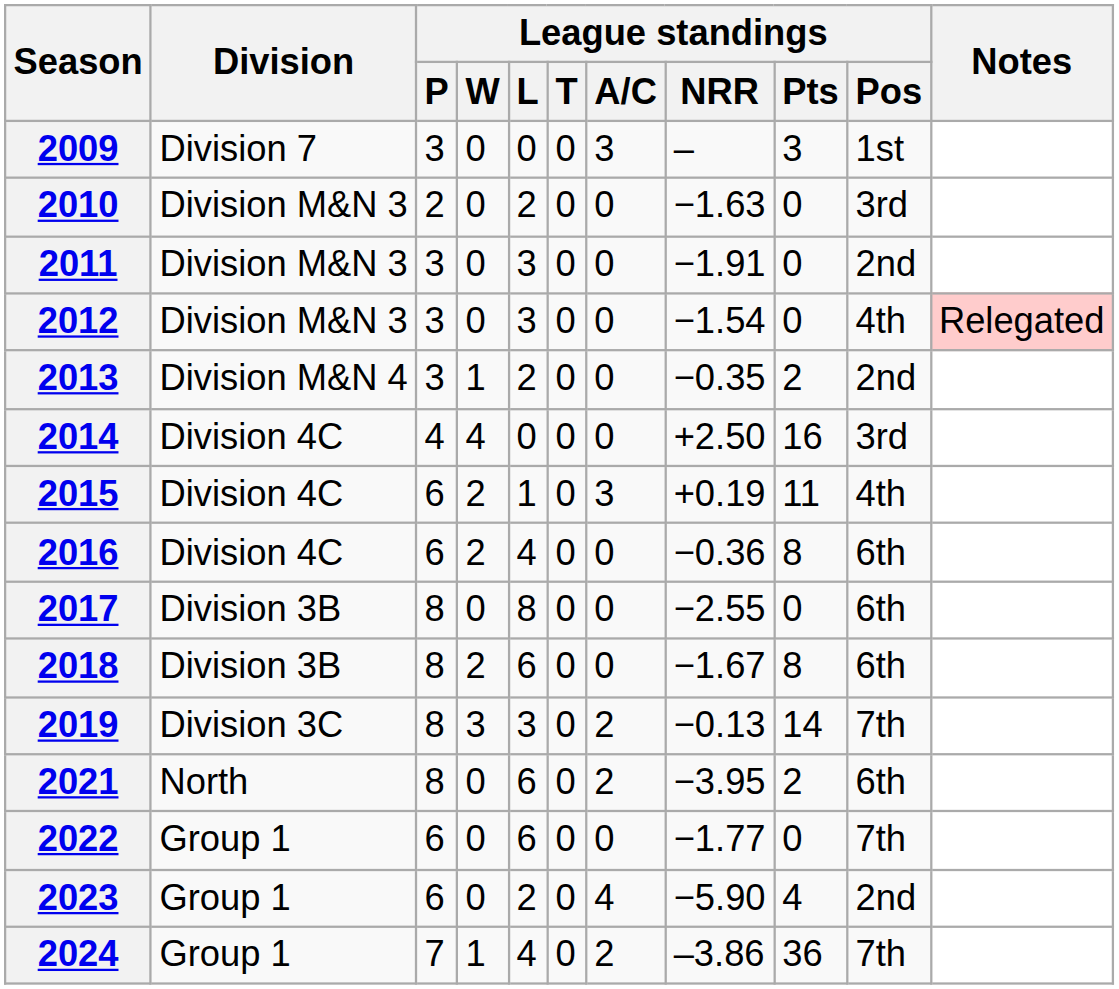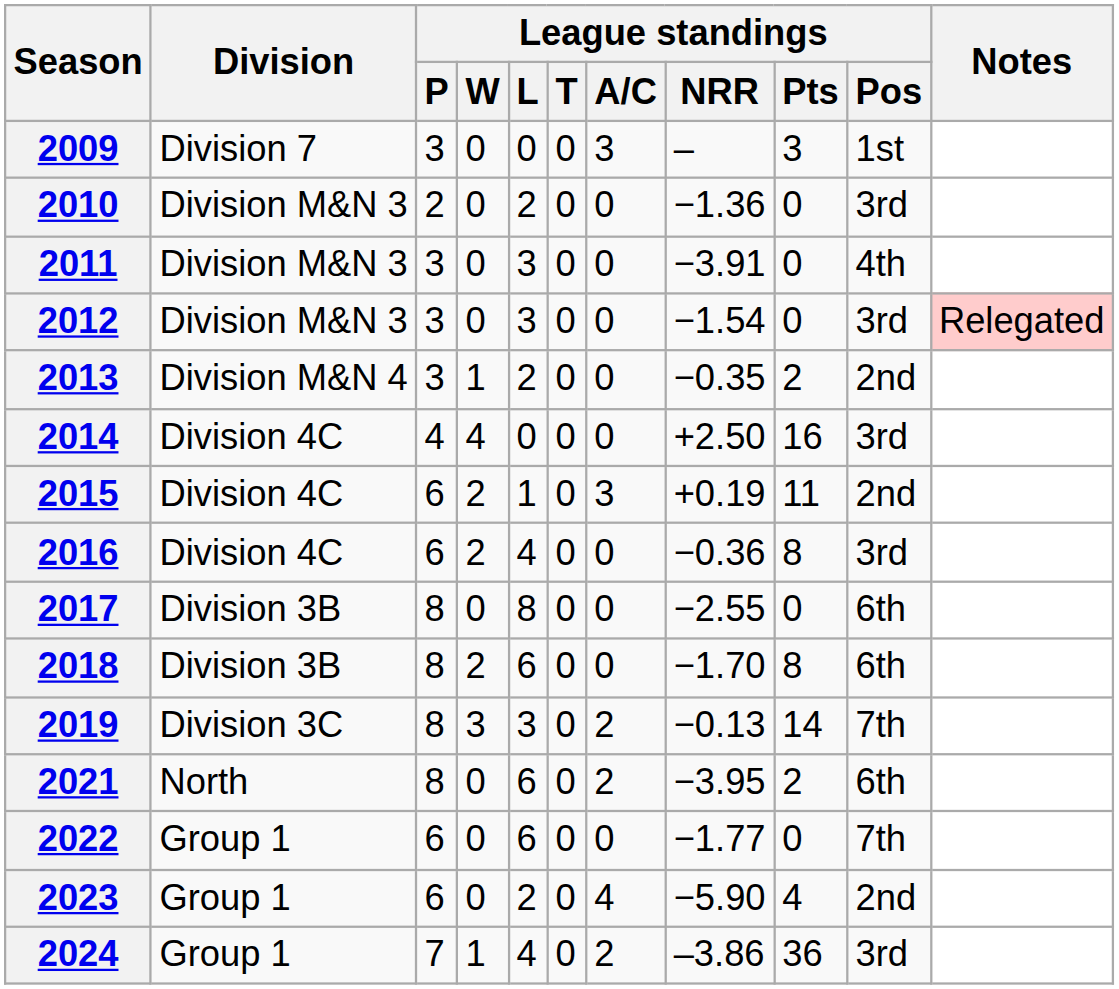(720, 206) −1.63 -> (720, 206) −1.36
(720, 263) −1.91 -> (720, 263) −3.91
(886, 263) 2nd -> (881, 263) 4th
(881, 321) 4th -> (882, 321) 3rd
(881, 494) 4th -> (886, 494) 2nd
(881, 551) 6th -> (882, 551) 3rd
(720, 666) −1.67 -> (720, 666) −1.70
(881, 954) 7th -> (882, 954) 3rd
